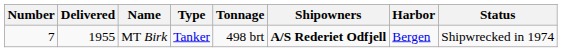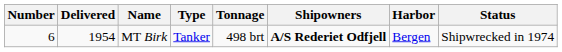(51, 36) 7 -> (51, 36) 6
(102, 36) 1955 -> (102, 36) 1954
